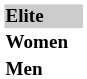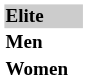rows swapped: (24, 68) <-> (37, 42)
